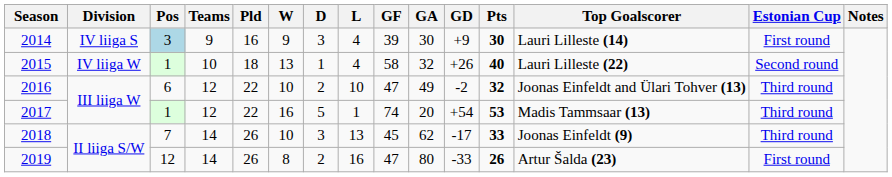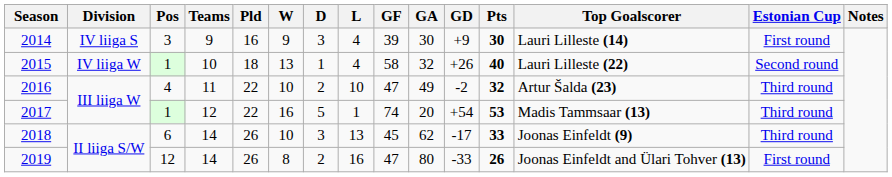(168, 40) lightblue background -> (168, 40) no background
(168, 87) 6 -> (168, 87) 4
(209, 87) 12 -> (209, 87) 11
(632, 87) Joonas Einfeldt and Ülari Tohver (13) -> (567, 87) Artur Šalda (23)
(168, 135) 7 -> (168, 135) 6
(567, 159) Artur Šalda (23) -> (632, 159) Joonas Einfeldt and Ülari Tohver (13)
